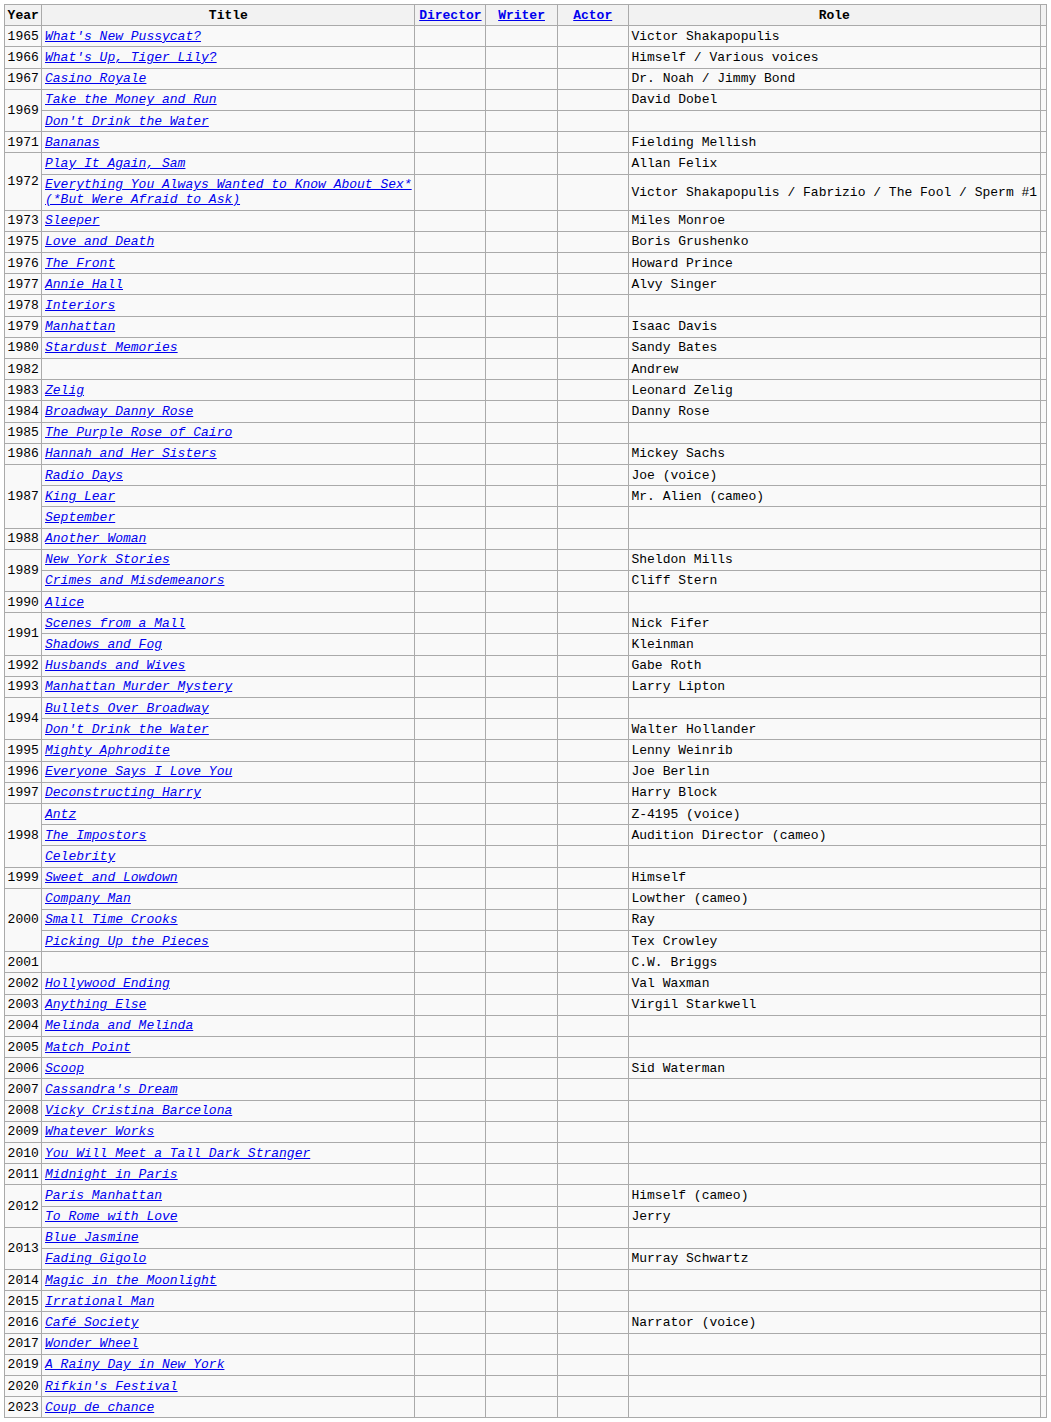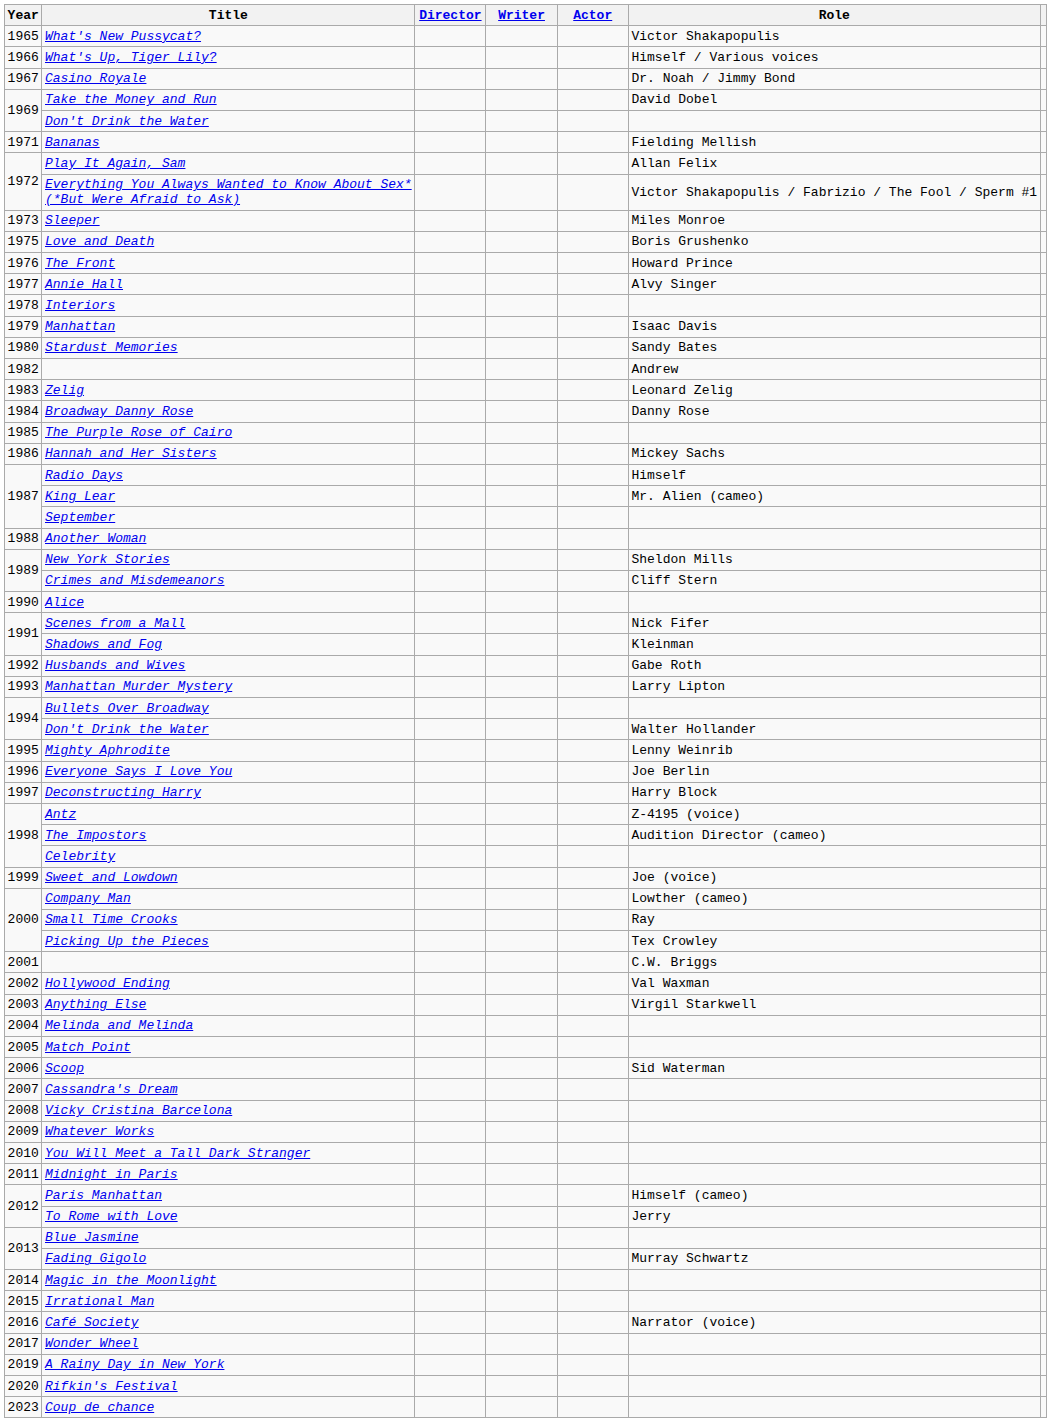(674, 475) Joe (voice) -> (659, 475) Himself
(659, 878) Himself -> (674, 878) Joe (voice)
